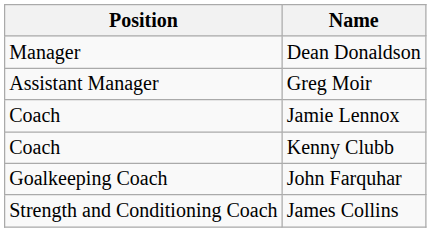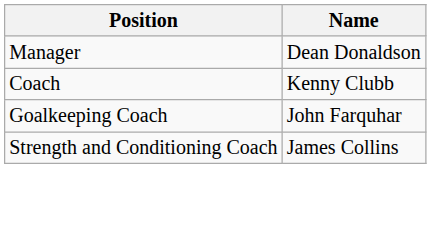- row: (329, 83)
- row: (343, 115)
